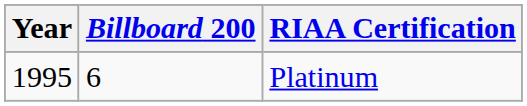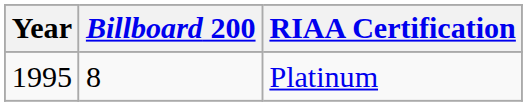(93, 76) 6 -> (93, 76) 8
